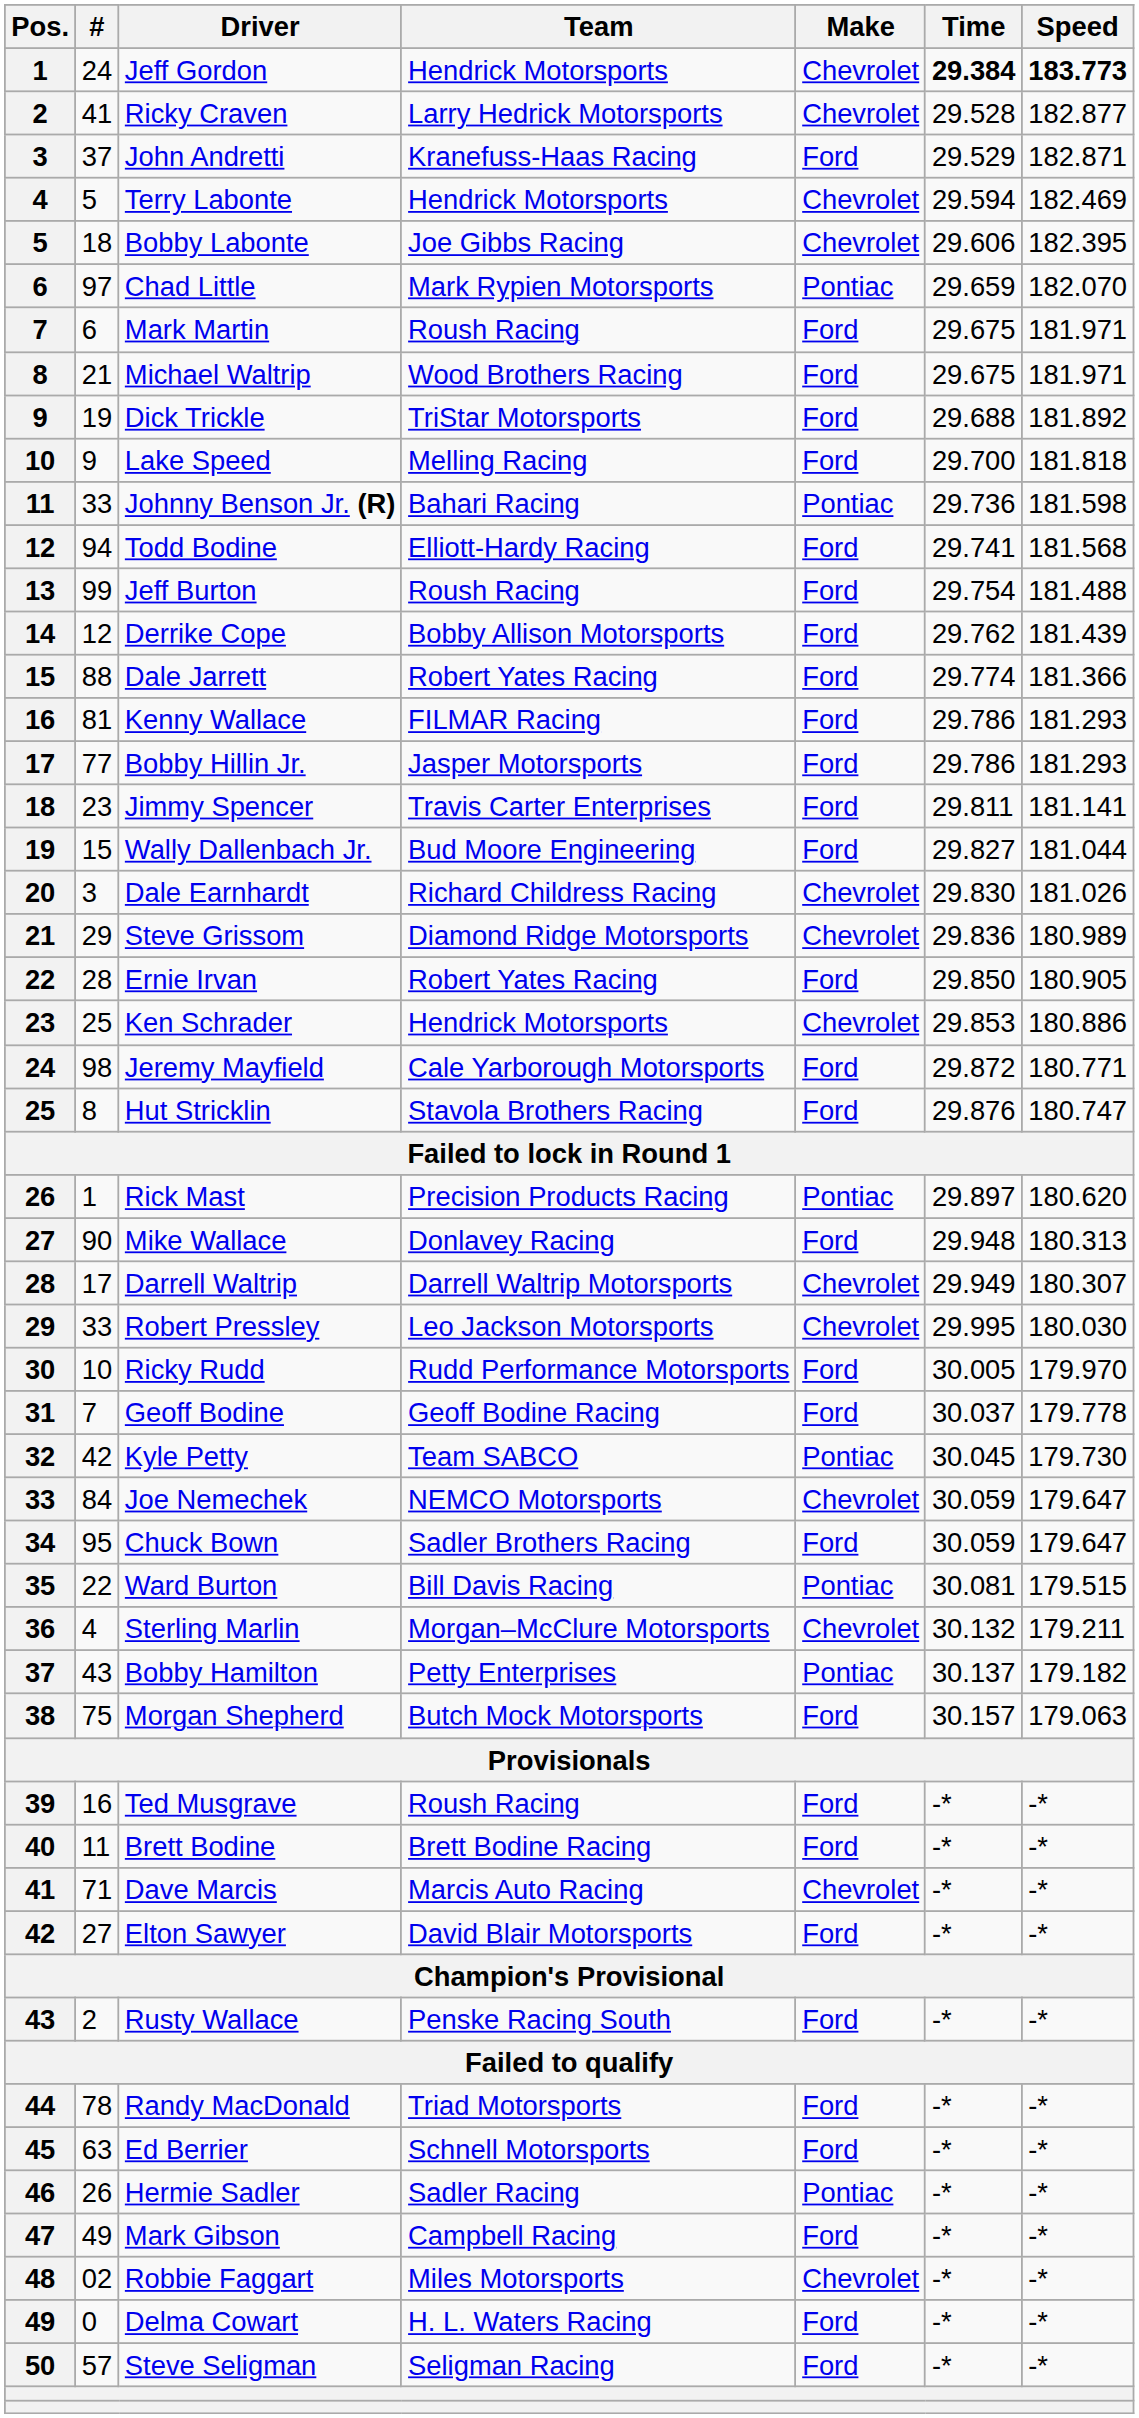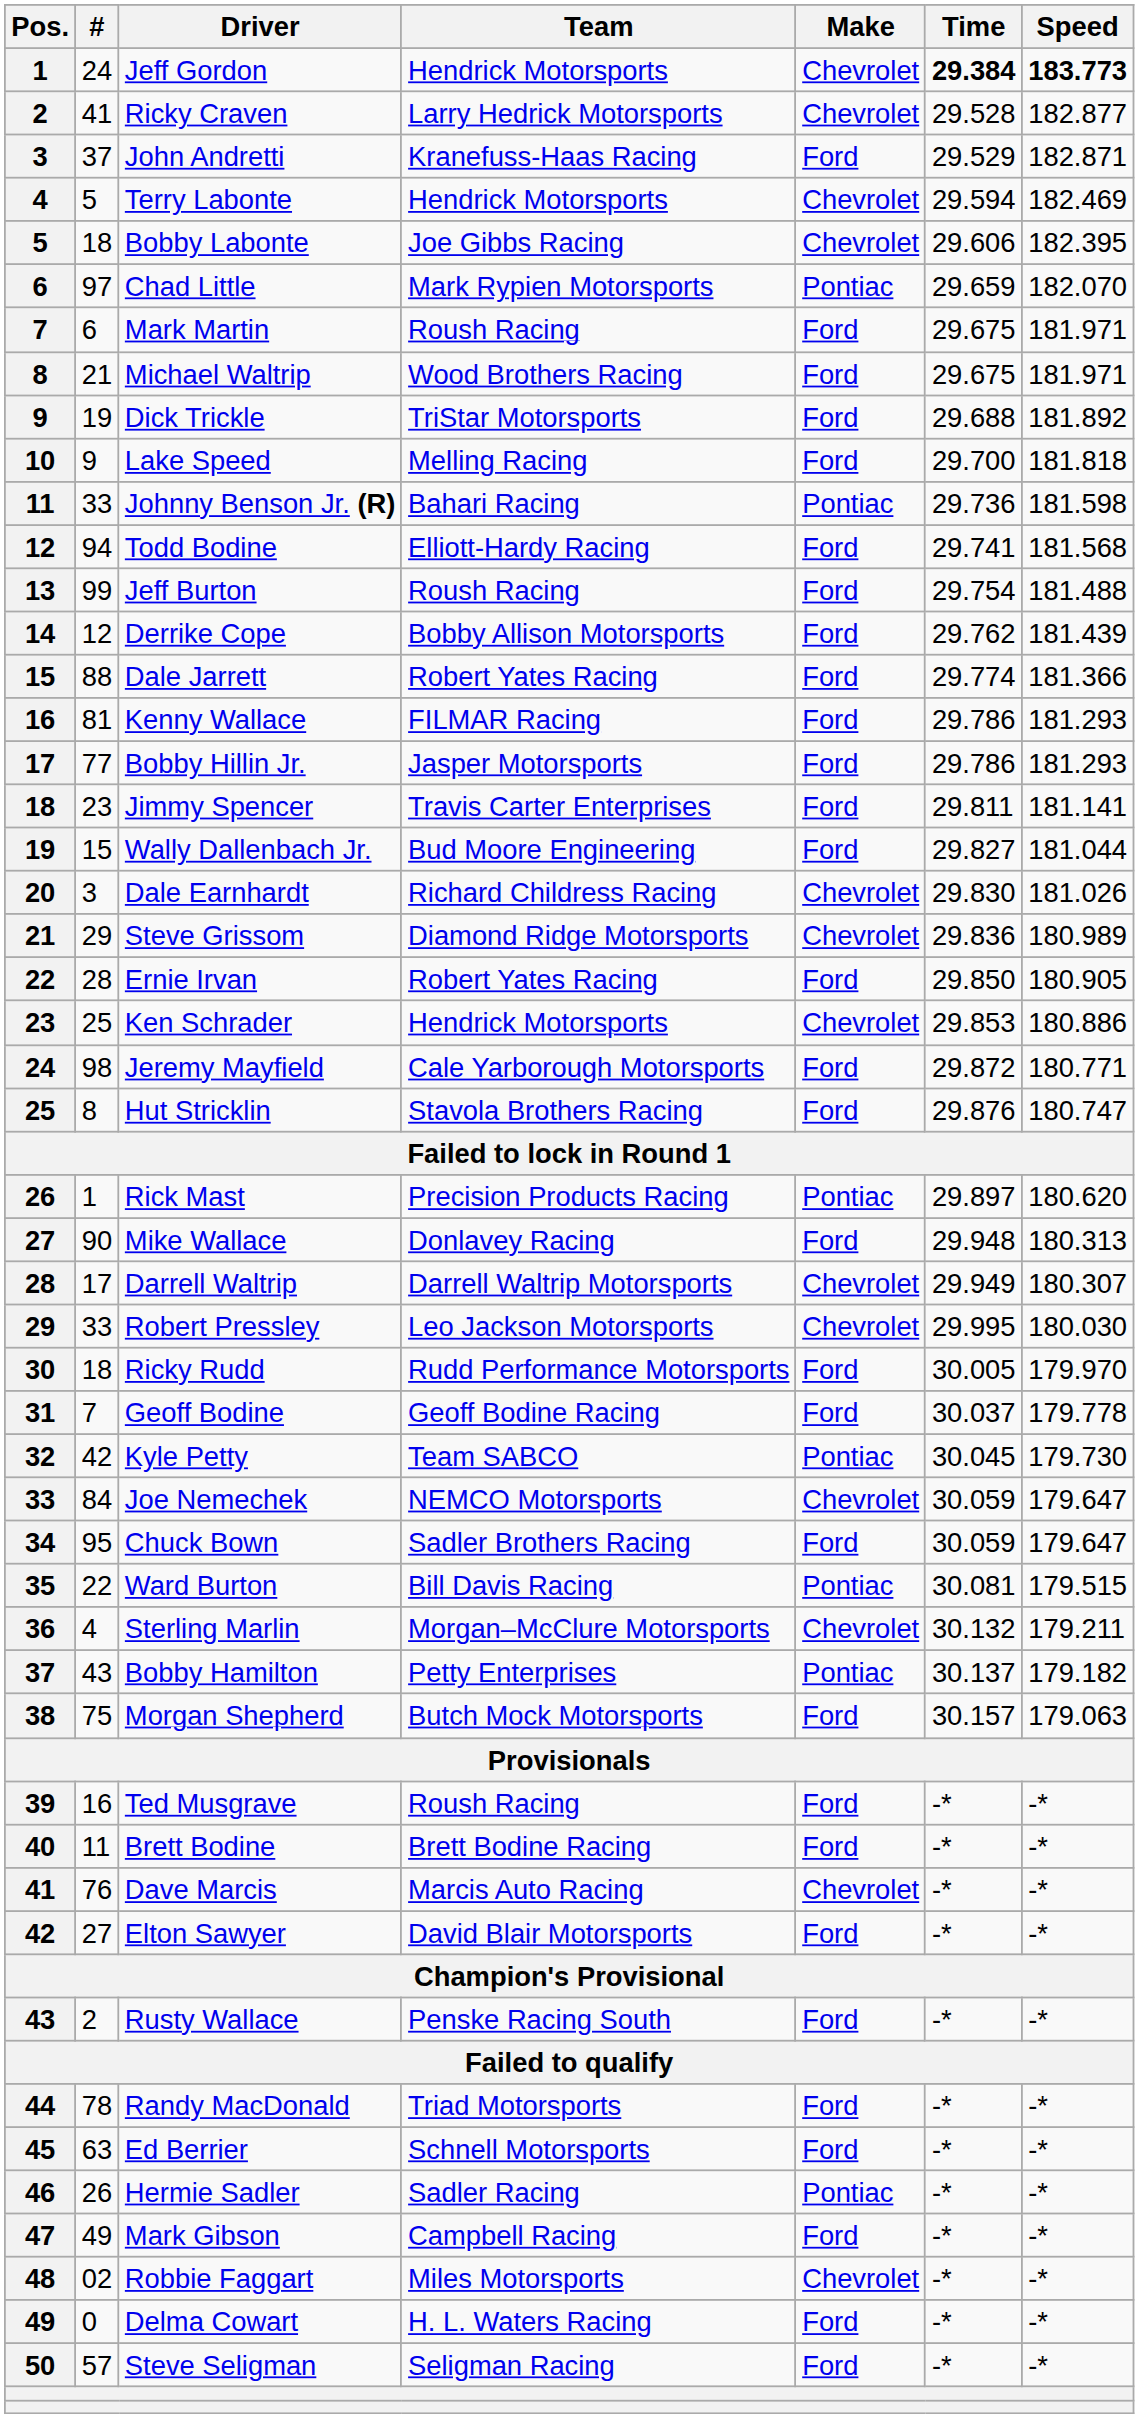(97, 1369) 10 -> (97, 1369) 18
(97, 1889) 71 -> (97, 1889) 76
